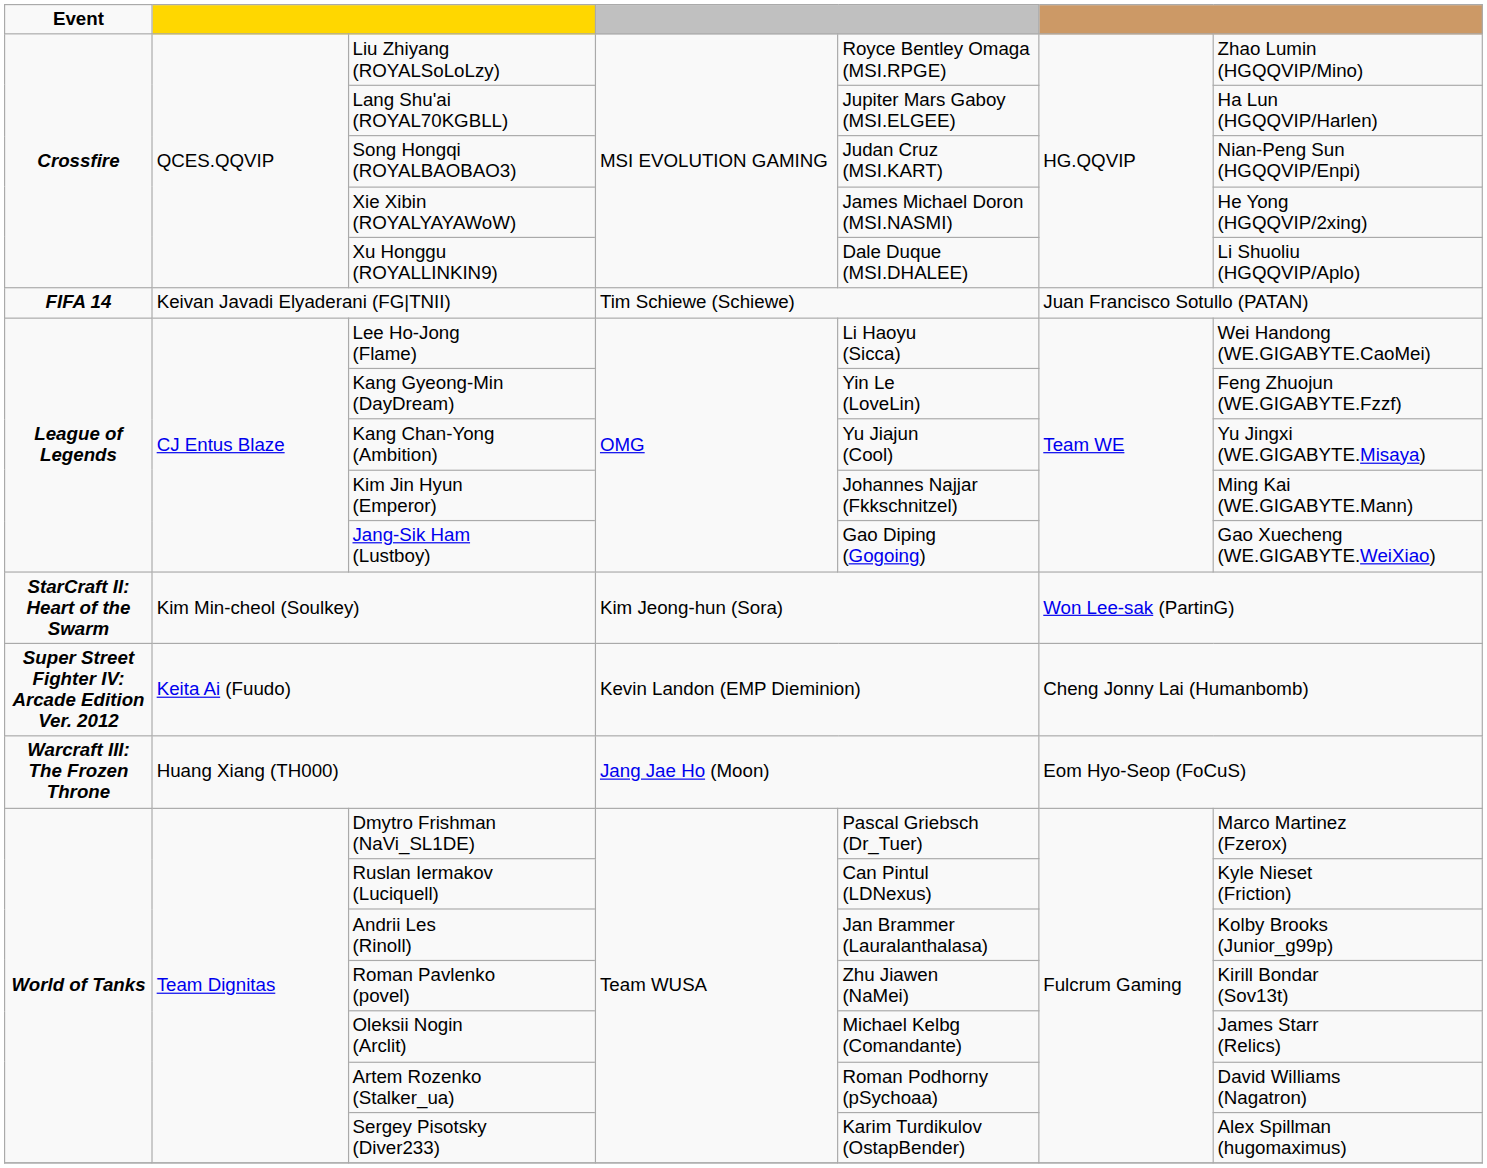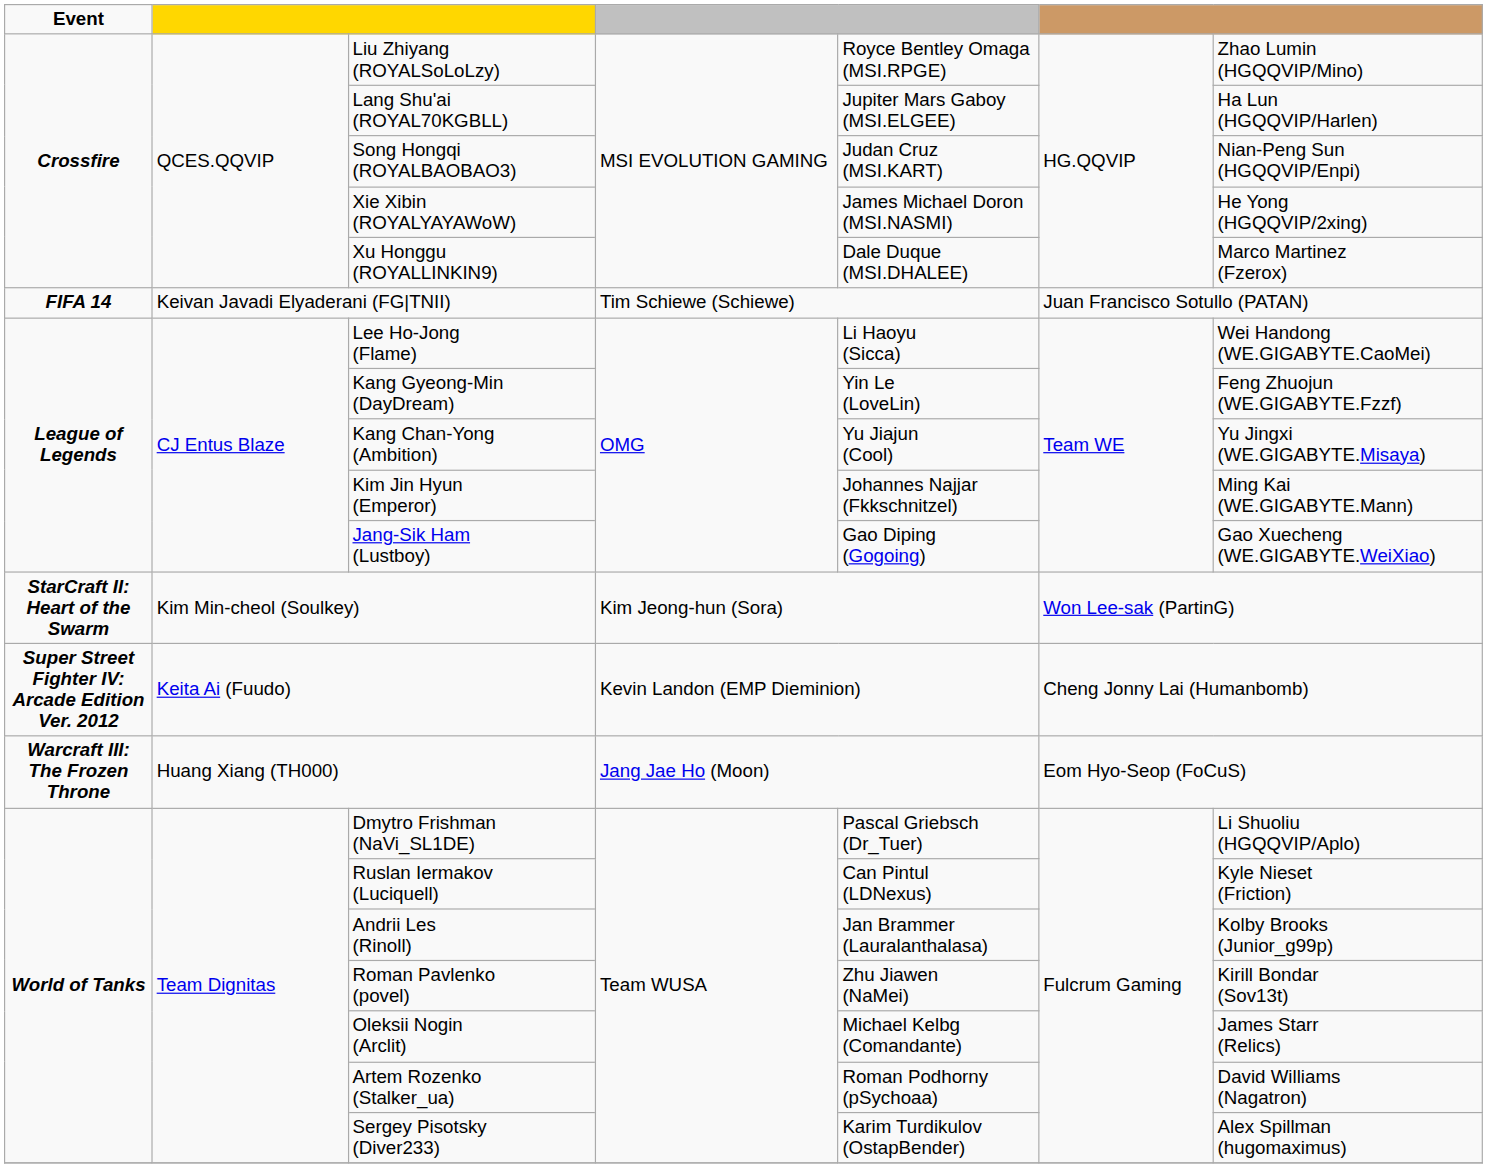(1289, 262) Li Shuoliu (HGQQVIP/Aplo) -> (1282, 262) Marco Martinez (Fzerox)
(1282, 833) Marco Martinez (Fzerox) -> (1289, 833) Li Shuoliu (HGQQVIP/Aplo)
